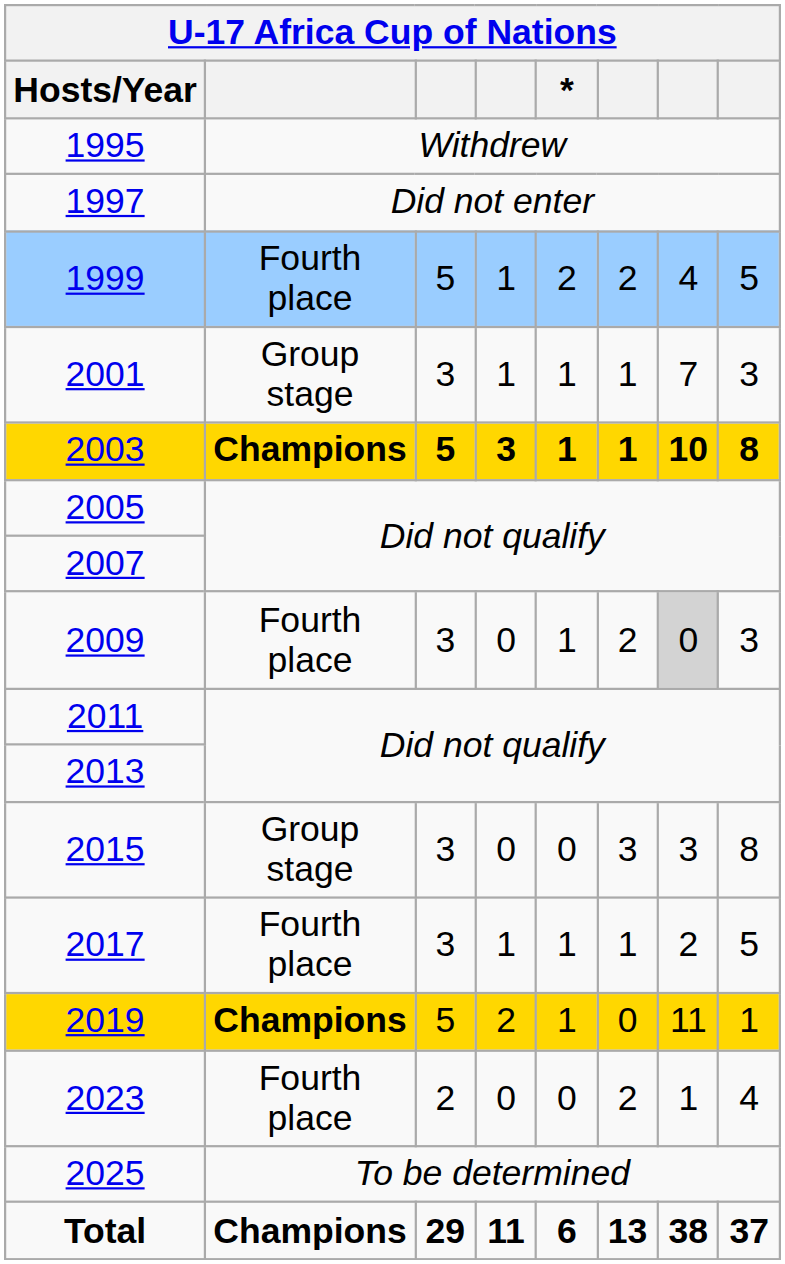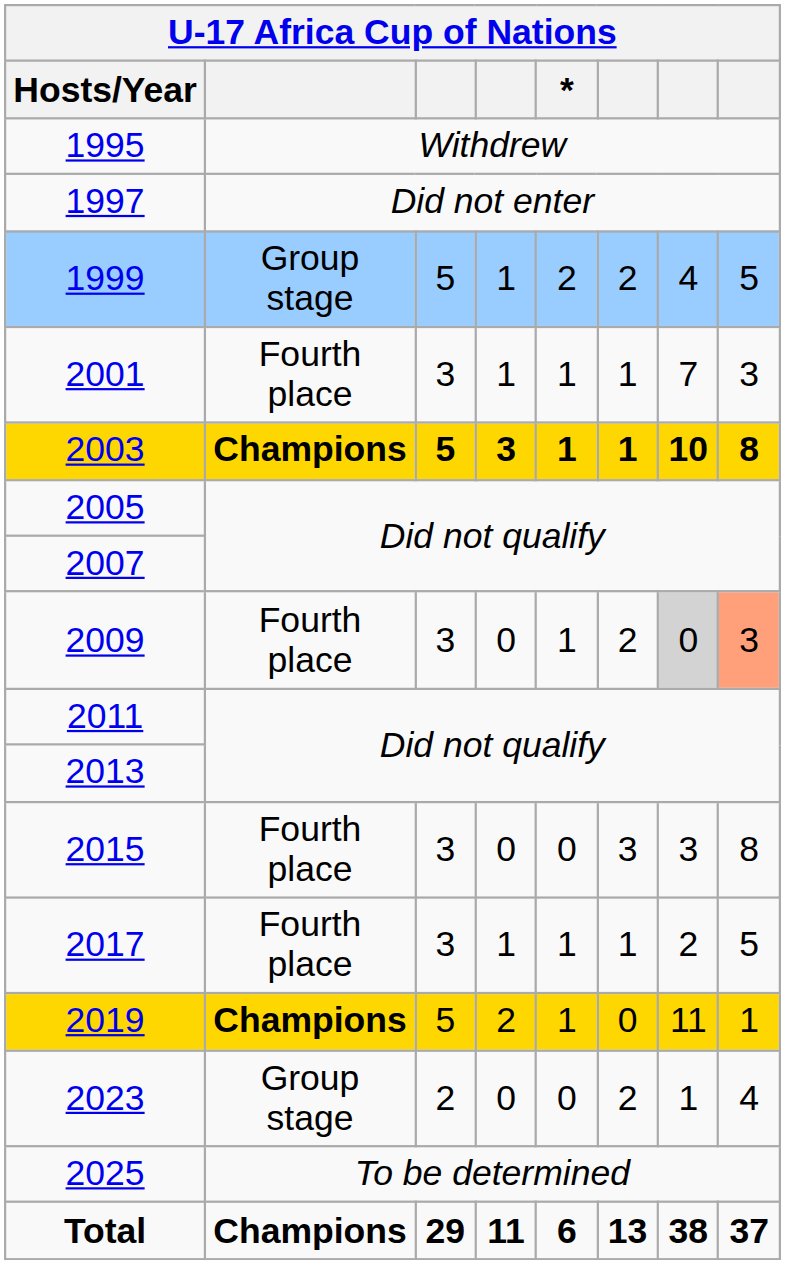(310, 277) Fourth place -> (310, 277) Group stage
(310, 374) Group stage -> (310, 374) Fourth place
(749, 639) no background -> (749, 639) lightsalmon background
(310, 848) Group stage -> (310, 848) Fourth place
(310, 1097) Fourth place -> (310, 1097) Group stage
